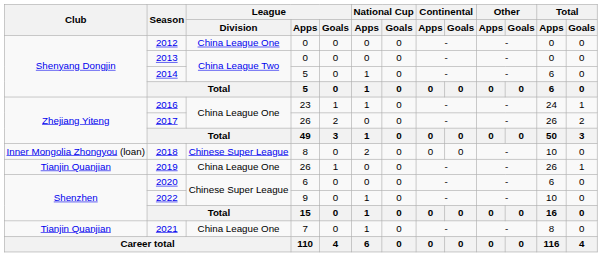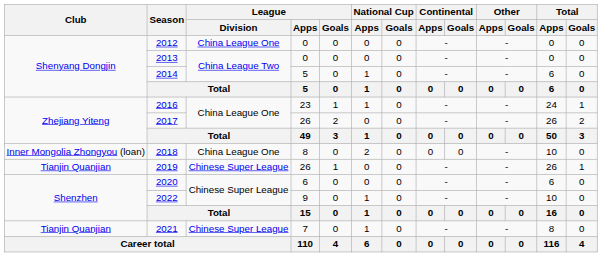(239, 151) Chinese Super League -> (239, 151) China League One
(239, 167) China League One -> (239, 167) Chinese Super League
(239, 228) China League One -> (239, 228) Chinese Super League
